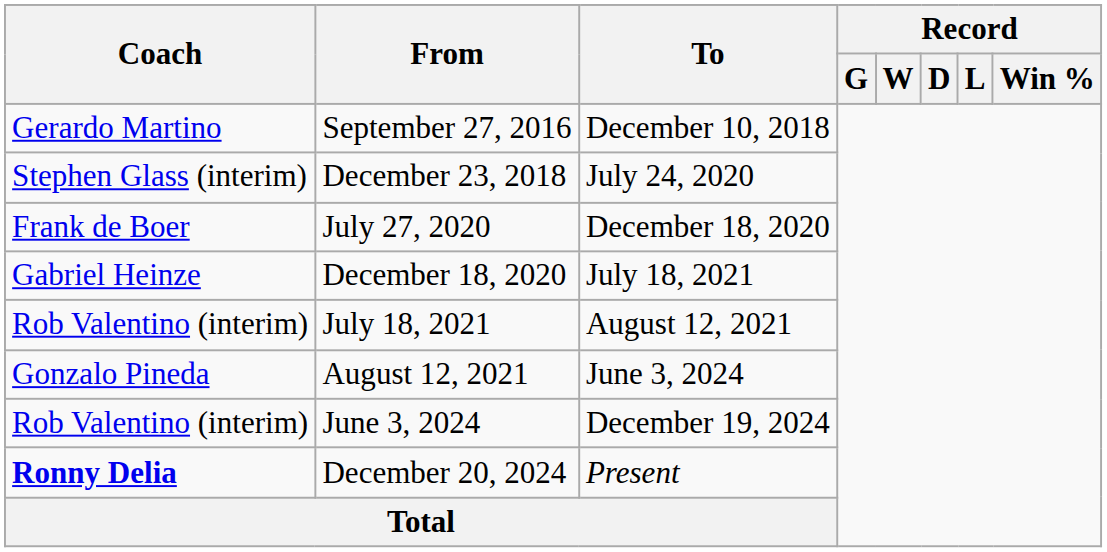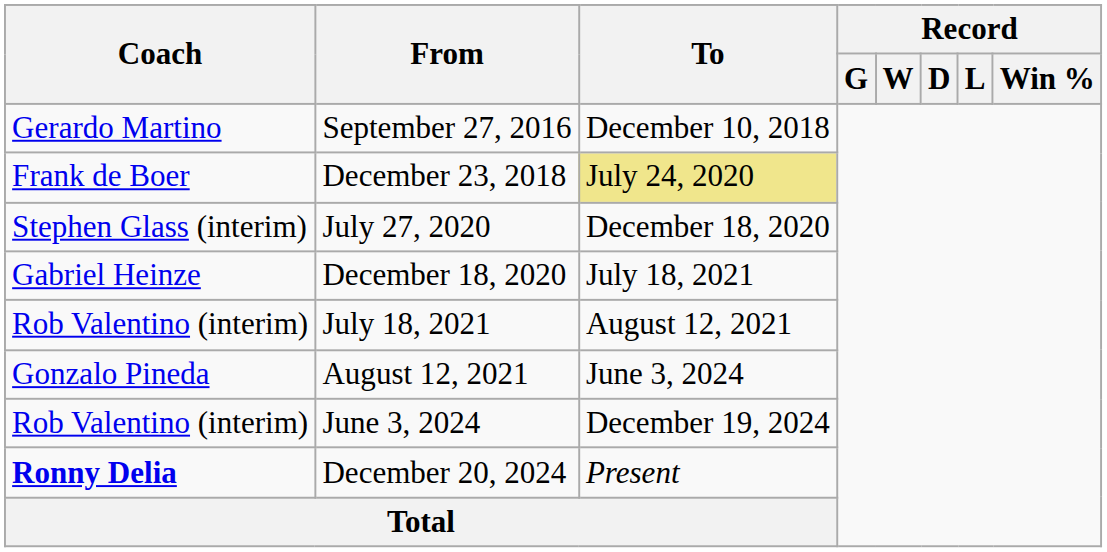(160, 176) Stephen Glass (interim) -> (101, 176) Frank de Boer
(670, 176) no background -> (670, 176) khaki background
(101, 226) Frank de Boer -> (160, 226) Stephen Glass (interim)
